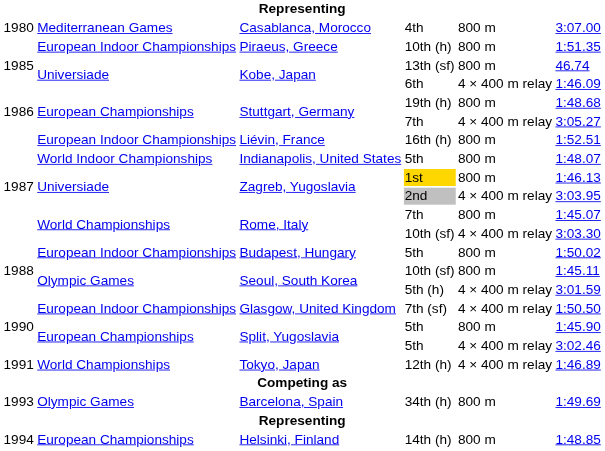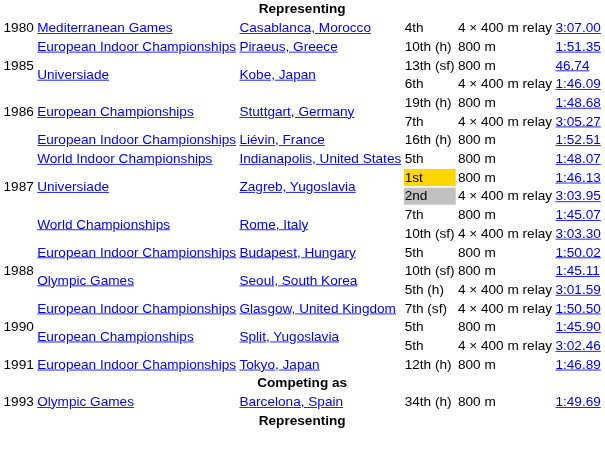(477, 27) 800 m -> (505, 27) 4 × 400 m relay
(104, 364) World Championships -> (137, 364) European Indoor Championships
(505, 364) 4 × 400 m relay -> (477, 364) 800 m
- row: (289, 439)
